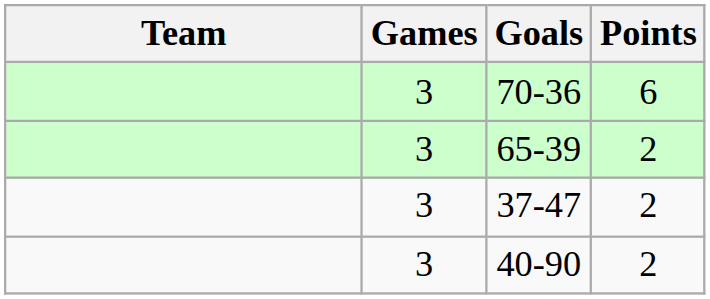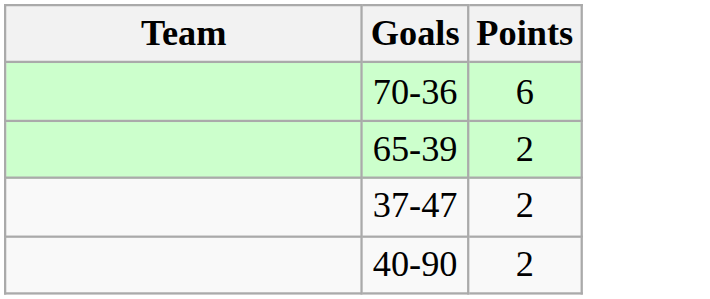- column: (424, 33)
